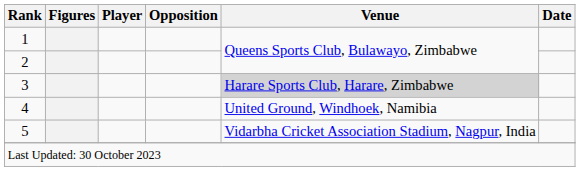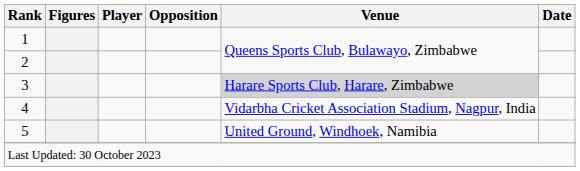(331, 108) United Ground, Windhoek, Namibia -> (380, 108) Vidarbha Cricket Association Stadium, Nagpur, India
(380, 131) Vidarbha Cricket Association Stadium, Nagpur, India -> (331, 131) United Ground, Windhoek, Namibia
